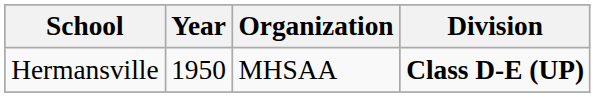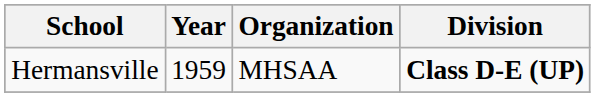(199, 69) 1950 -> (199, 69) 1959
